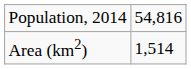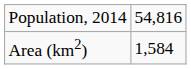(154, 47) 1,514 -> (154, 47) 1,584
